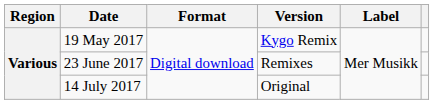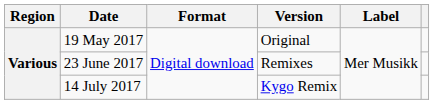(299, 39) Kygo Remix -> (285, 39) Original
(285, 87) Original -> (299, 87) Kygo Remix
